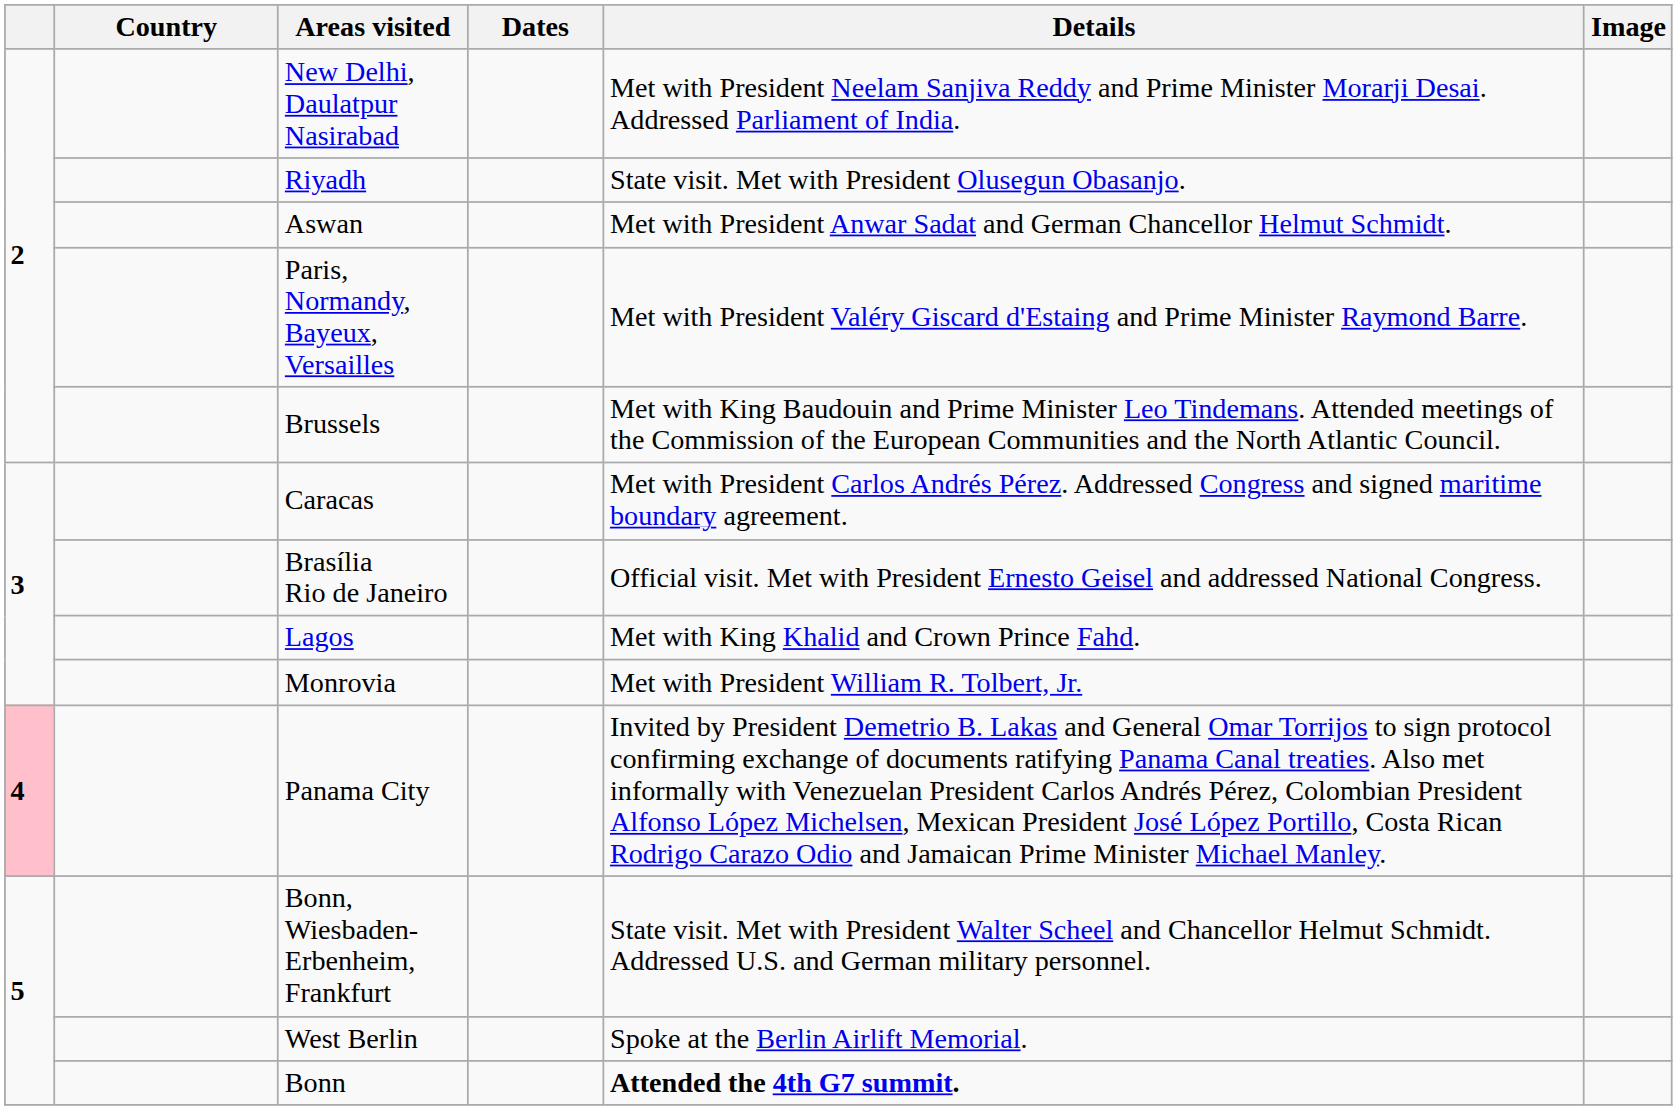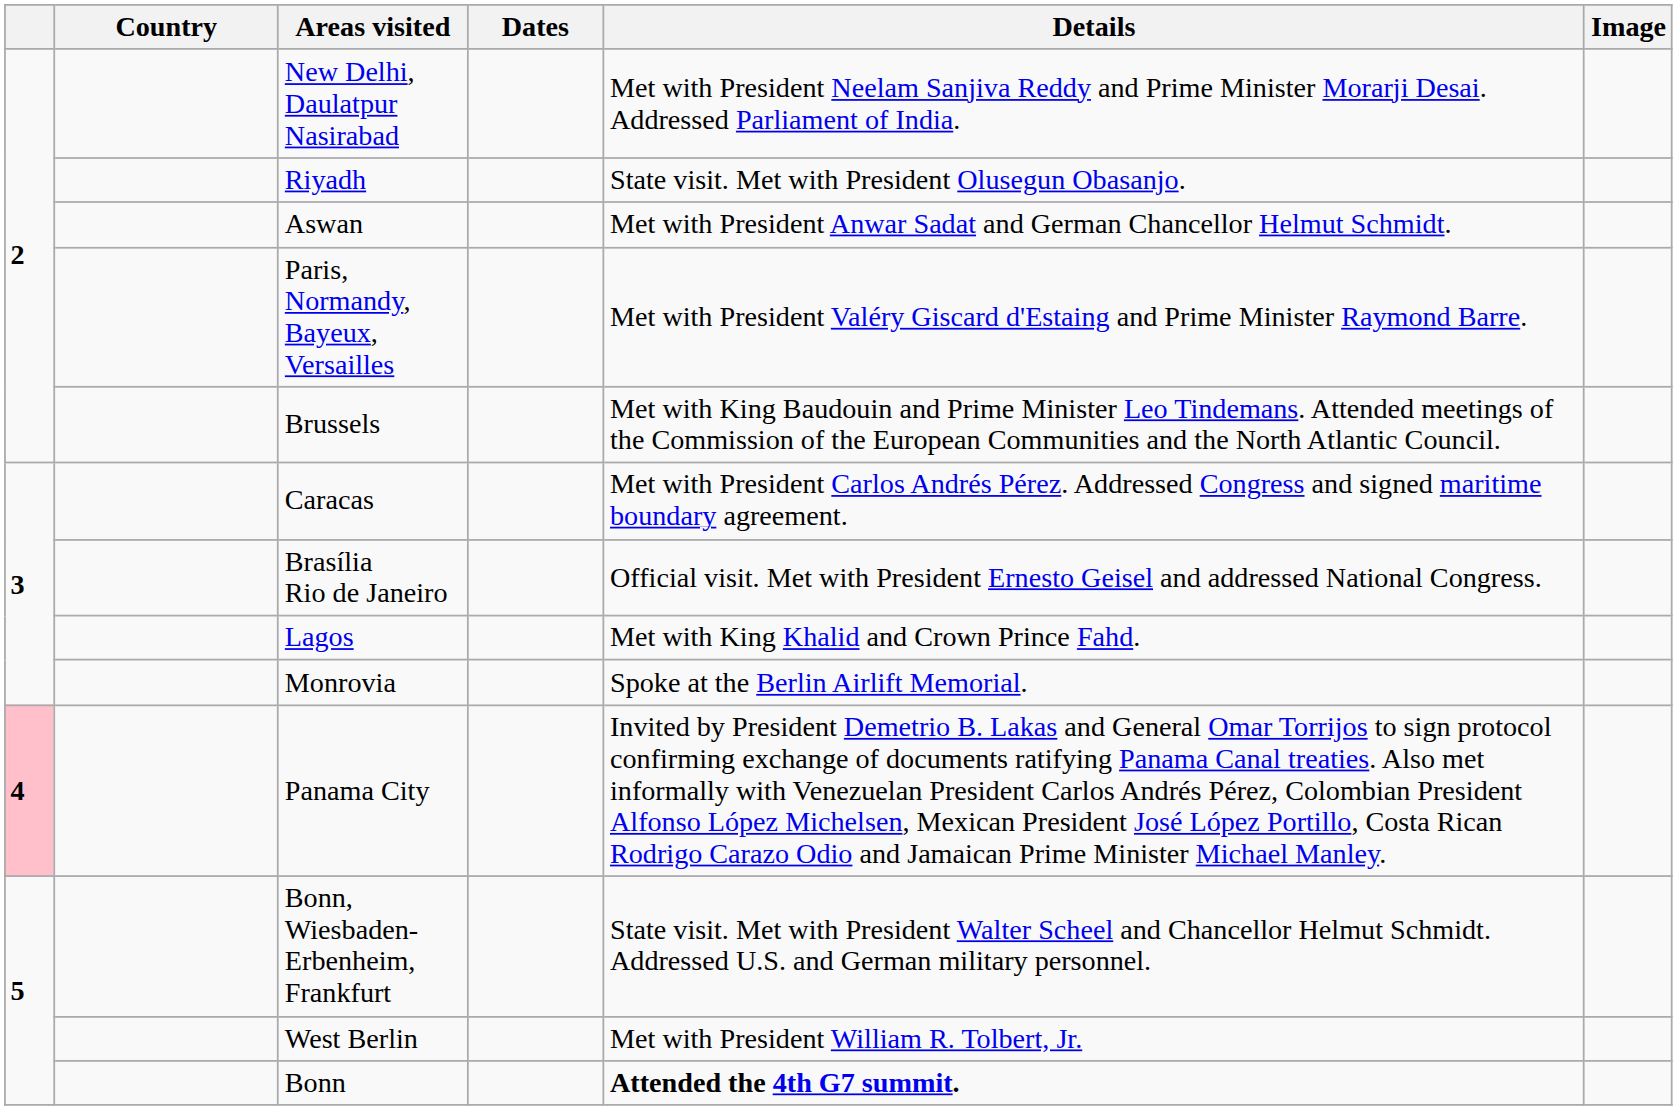(846, 682) Met with President William R. Tolbert, Jr. -> (819, 682) Spoke at the Berlin Airlift Memorial.
(819, 1037) Spoke at the Berlin Airlift Memorial. -> (846, 1037) Met with President William R. Tolbert, Jr.
